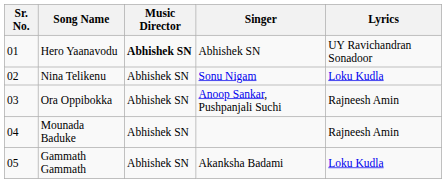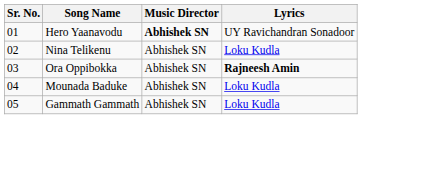- column: (261, 20)
(364, 100) normal -> (262, 68) bold
(364, 132) Rajneesh Amin -> (252, 86) Loku Kudla
